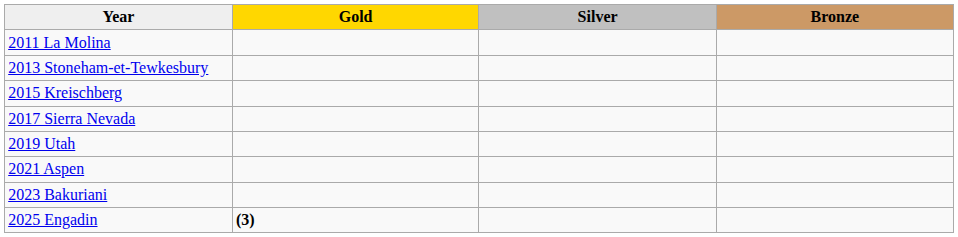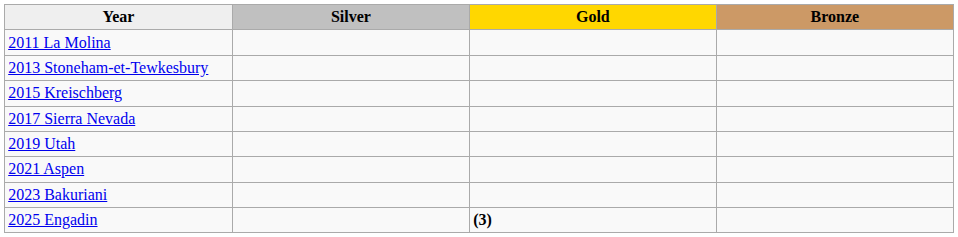columns swapped: (356, 17) <-> (598, 17)
